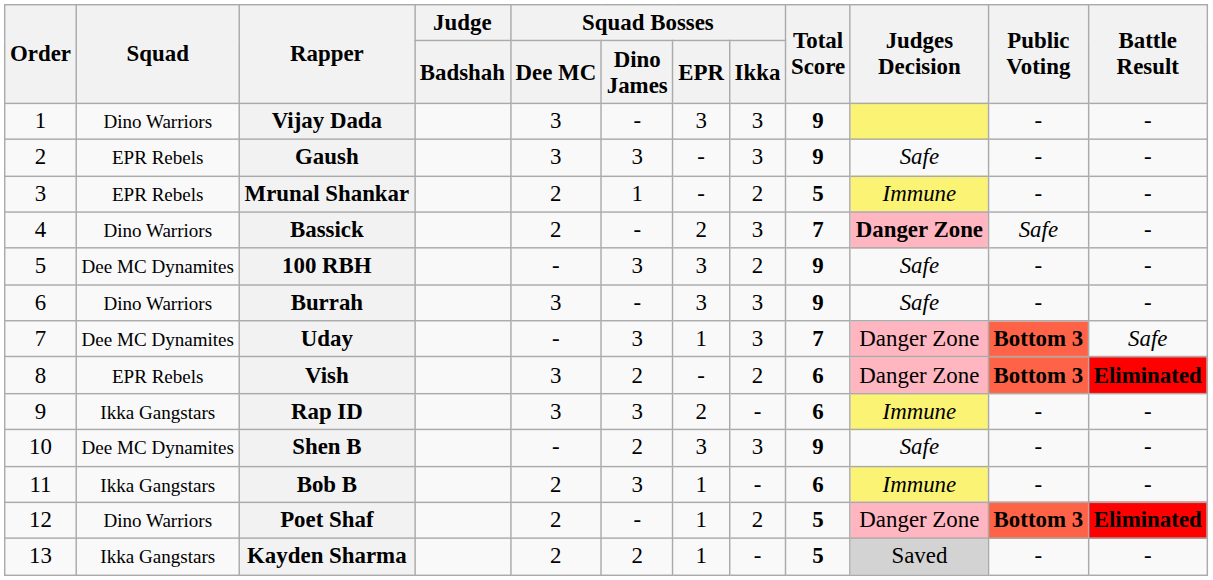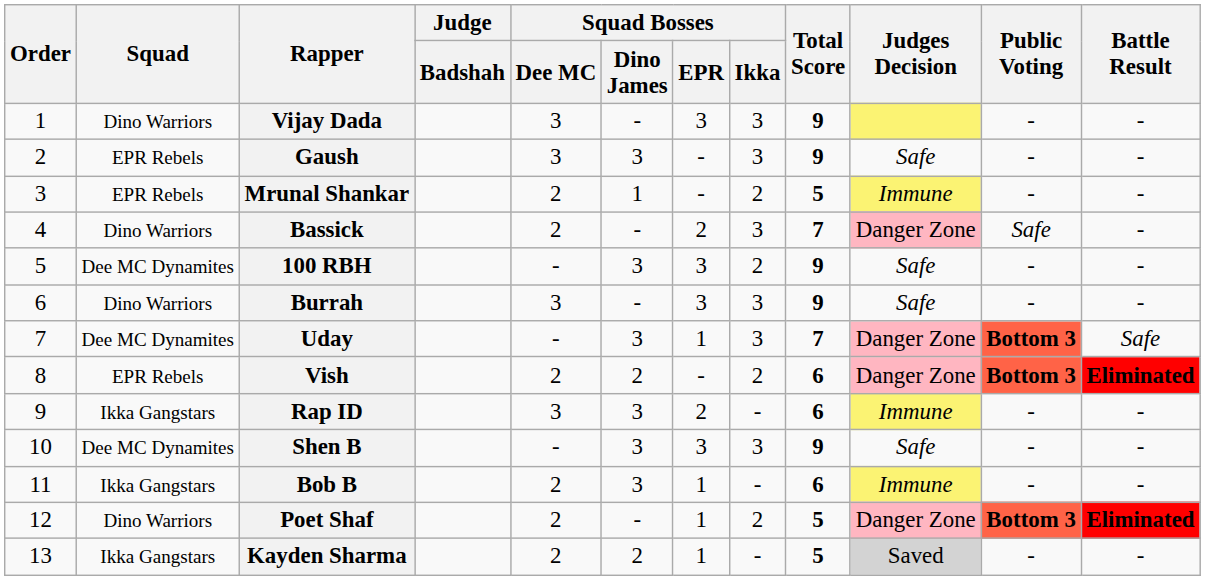(919, 229) bold -> (916, 229) normal
(556, 374) 3 -> (556, 374) 2
(637, 447) 2 -> (637, 447) 3
